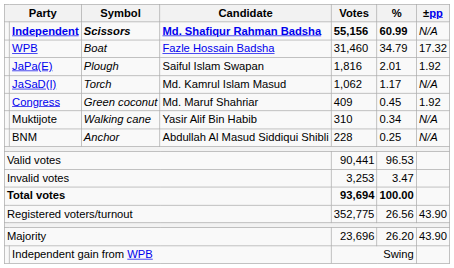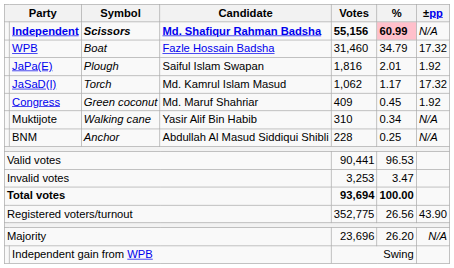(394, 31) no background -> (394, 31) pink background
(428, 84) N/A -> (433, 84) 17.32
(433, 236) 43.90 -> (438, 236) N/A
